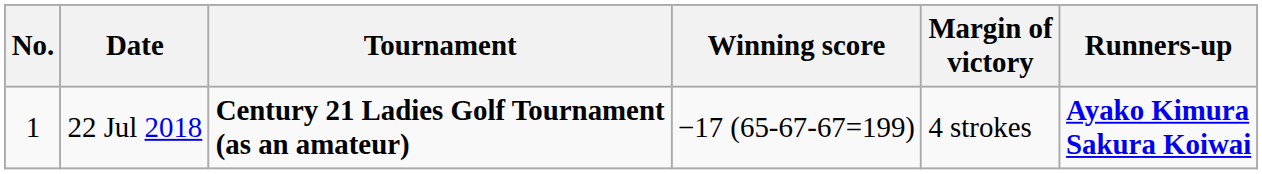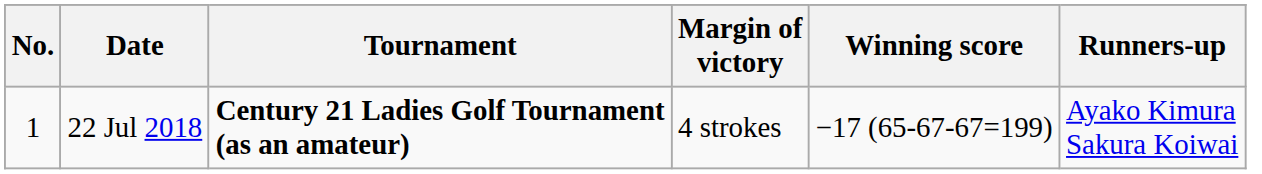columns swapped: (796, 45) <-> (991, 45)
(1159, 127) bold -> (1152, 127) normal
